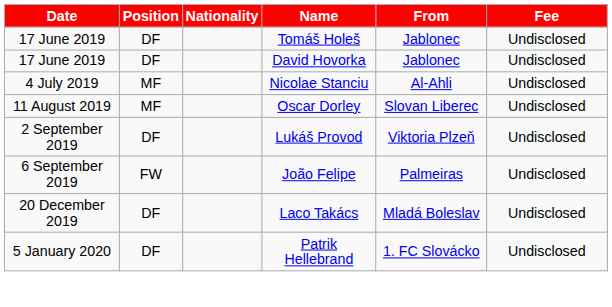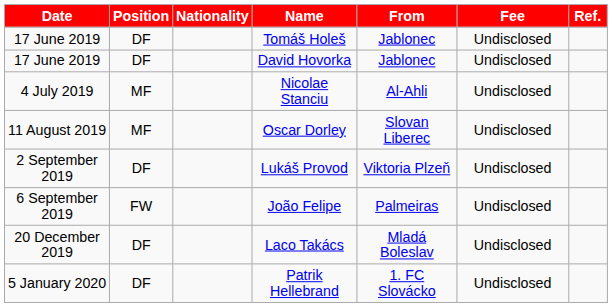+ column: (588, 16)
